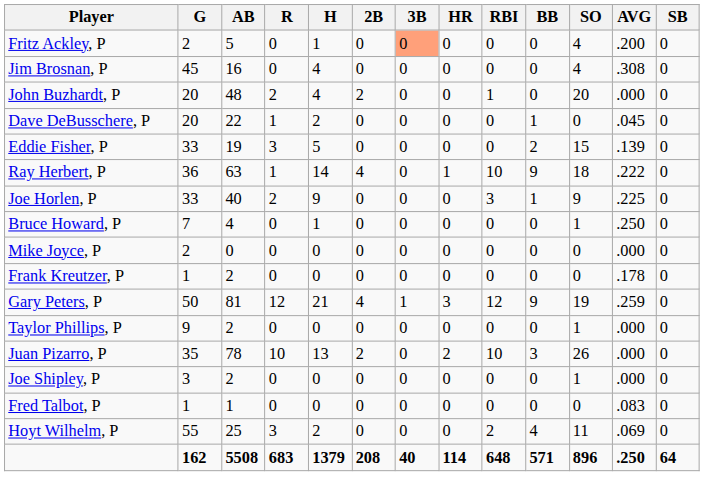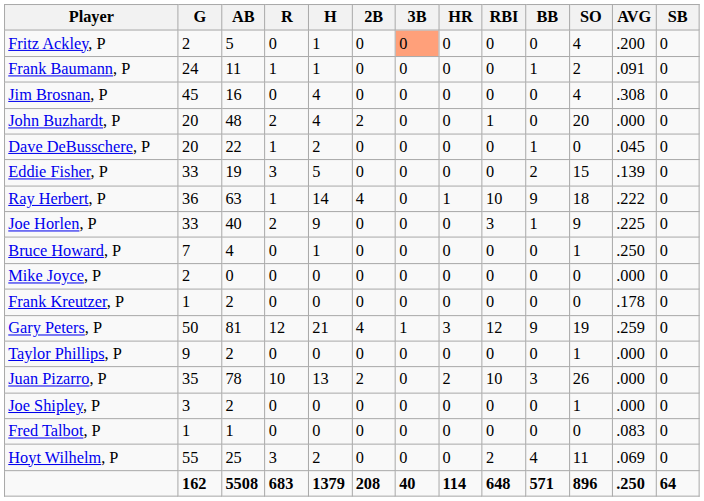+ row: (69, 69)
